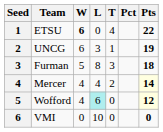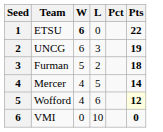- column: (112, 13)
(98, 65) 8 -> (98, 65) 2
(98, 83) 4 -> (98, 83) 5
(149, 83) lightyellow background -> (136, 83) no background
(98, 100) paleturquoise background -> (98, 100) no background
